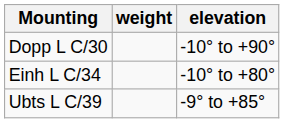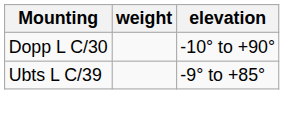- row: (55, 74)
